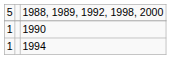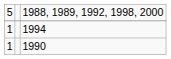rows swapped: (34, 46) <-> (34, 29)
